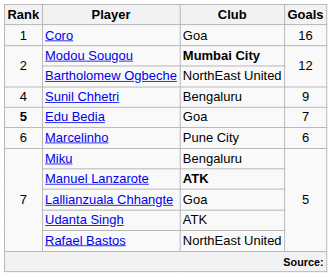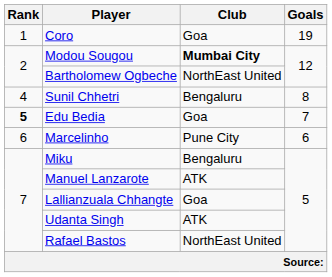(306, 35) 16 -> (306, 35) 19
(306, 96) 9 -> (306, 96) 8
(196, 179) bold -> (195, 179) normal
